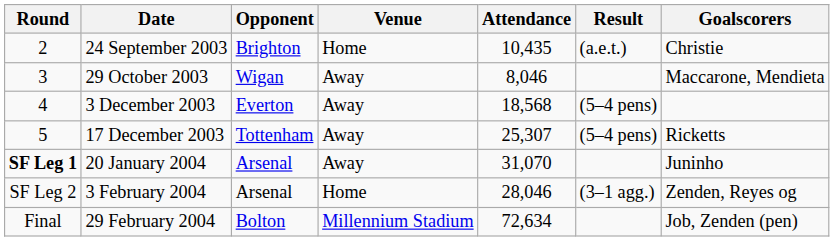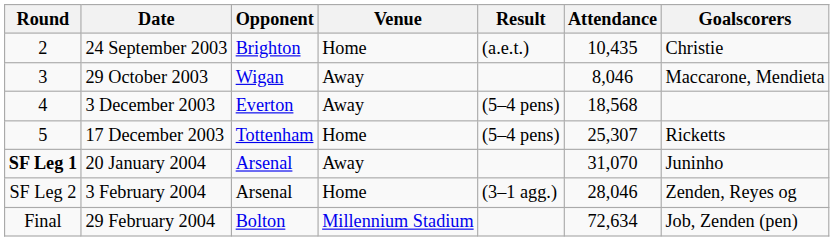columns swapped: (618, 18) <-> (527, 18)
(343, 134) Away -> (344, 134) Home
